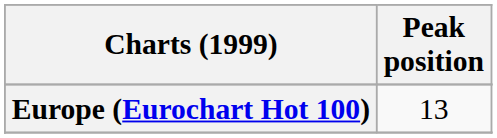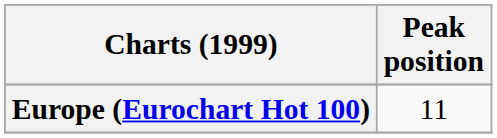(434, 108) 13 -> (434, 108) 11
